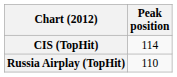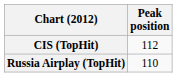(150, 44) 114 -> (150, 44) 112
